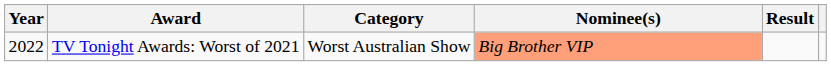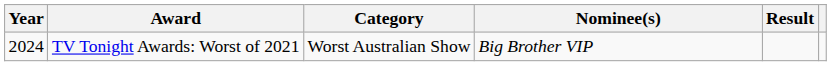(26, 46) 2022 -> (26, 46) 2024
(536, 46) lightsalmon background -> (536, 46) no background
